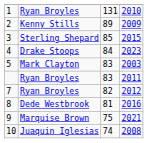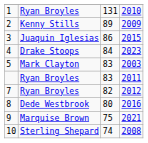(59, 38) Sterling Shepard -> (59, 38) Juaquin Iglesias
(108, 38) 85 -> (108, 38) 86
(108, 104) 81 -> (108, 104) 80
(59, 131) Juaquin Iglesias -> (59, 131) Sterling Shepard
